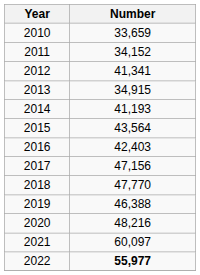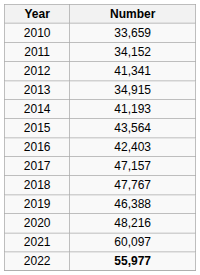(133, 166) 47,156 -> (133, 166) 47,157
(133, 185) 47,770 -> (133, 185) 47,767
